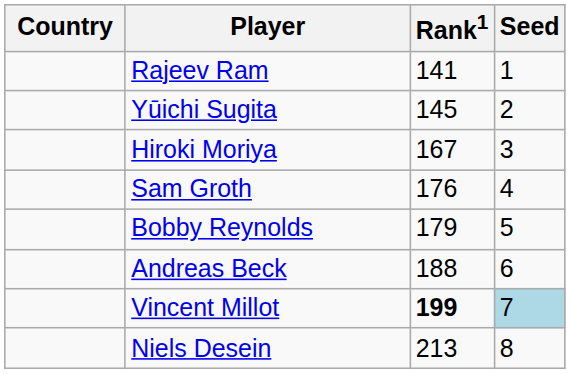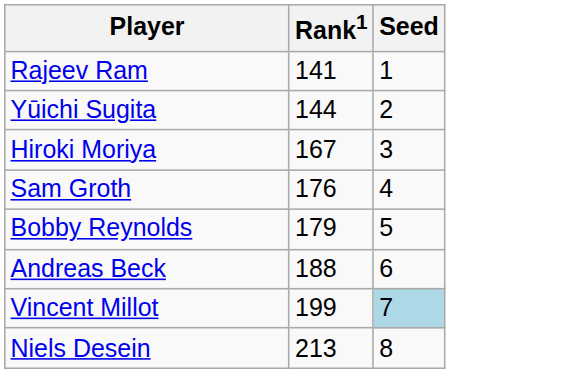- column: (65, 27)
(437, 110) 145 -> (316, 110) 144
(437, 308) bold -> (316, 308) normal
